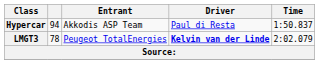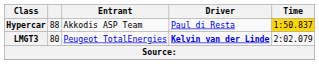(55, 25) 94 -> (55, 25) 88
(293, 25) no background -> (293, 25) gold background
(55, 38) 78 -> (55, 38) 80
